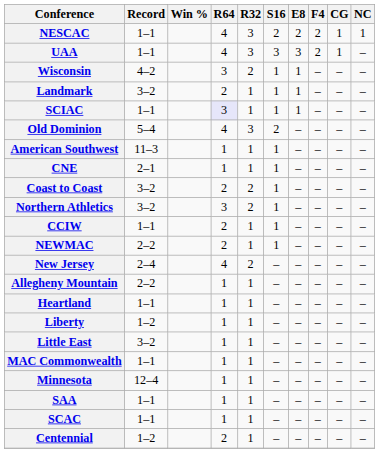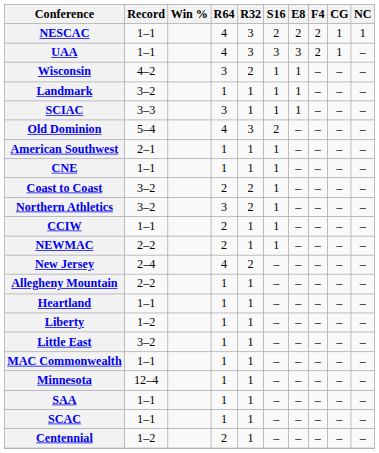(224, 91) 2 -> (224, 91) 1
(146, 110) 1–1 -> (146, 110) 3–3
(224, 110) lavender background -> (224, 110) no background
(146, 149) 11–3 -> (146, 149) 2–1
(146, 168) 2–1 -> (146, 168) 1–1
